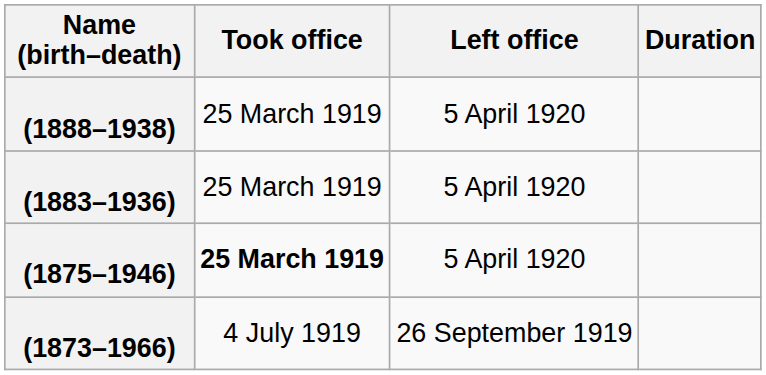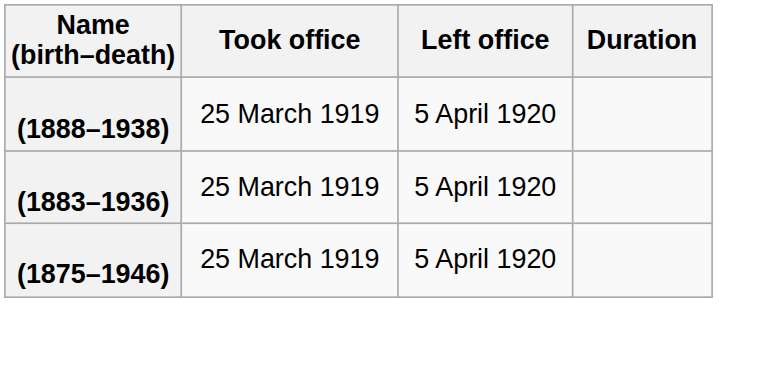(292, 259) bold -> (290, 259) normal
- row: (99, 347)
